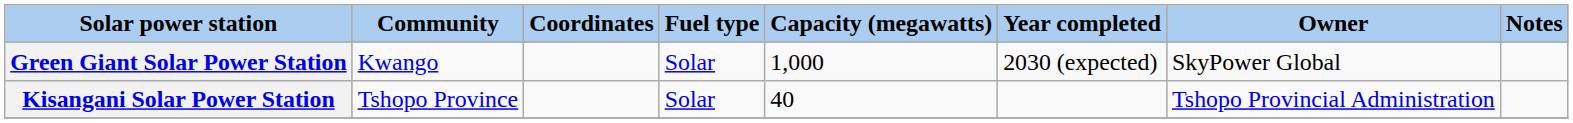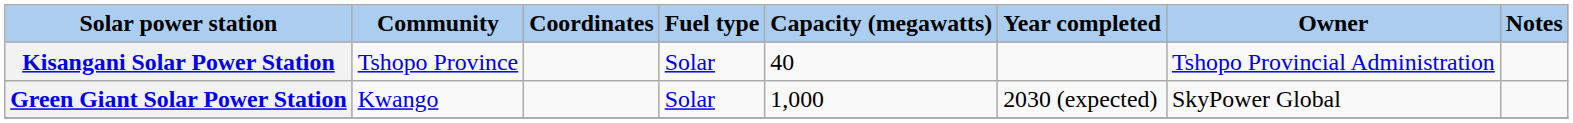rows swapped: (178, 61) <-> (178, 99)
